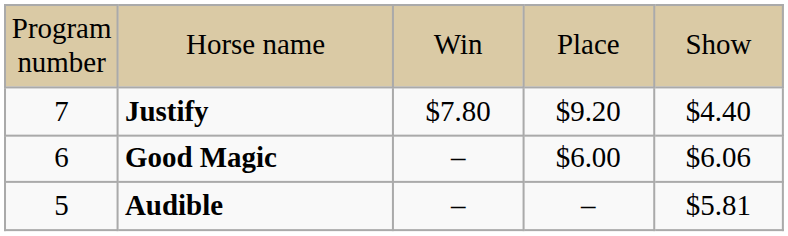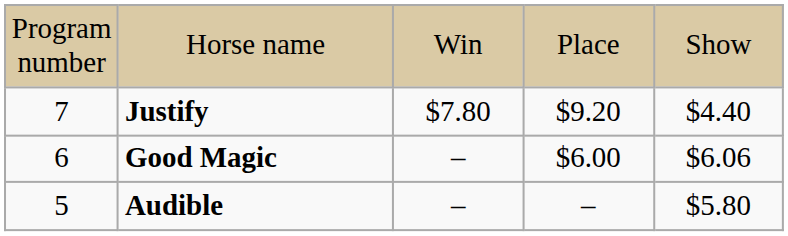(718, 206) $5.81 -> (718, 206) $5.80
